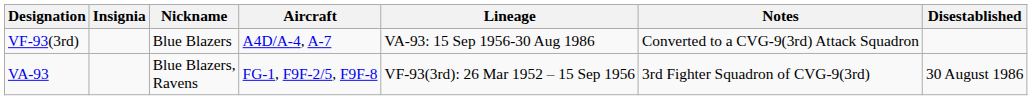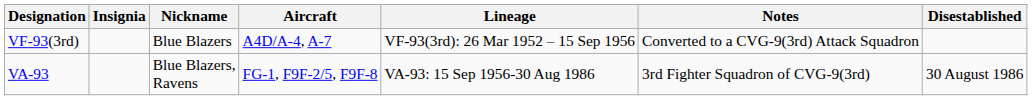(490, 41) VA-93: 15 Sep 1956-30 Aug 1986 -> (510, 41) VF-93(3rd): 26 Mar 1952 – 15 Sep 1956
(510, 74) VF-93(3rd): 26 Mar 1952 – 15 Sep 1956 -> (490, 74) VA-93: 15 Sep 1956-30 Aug 1986
